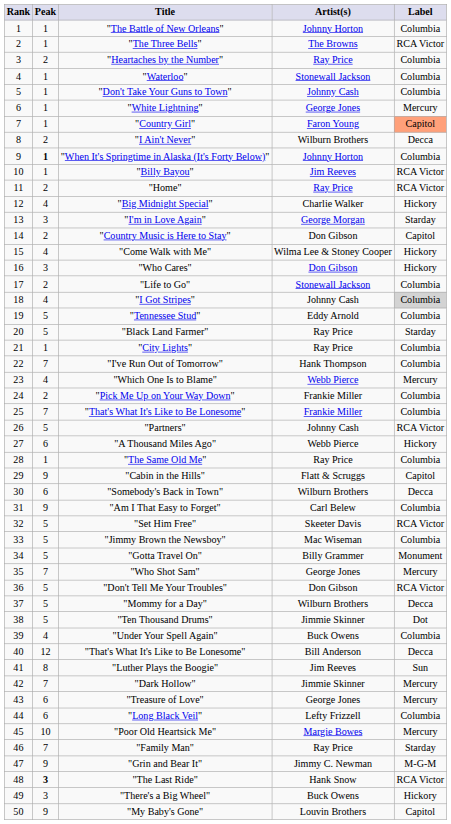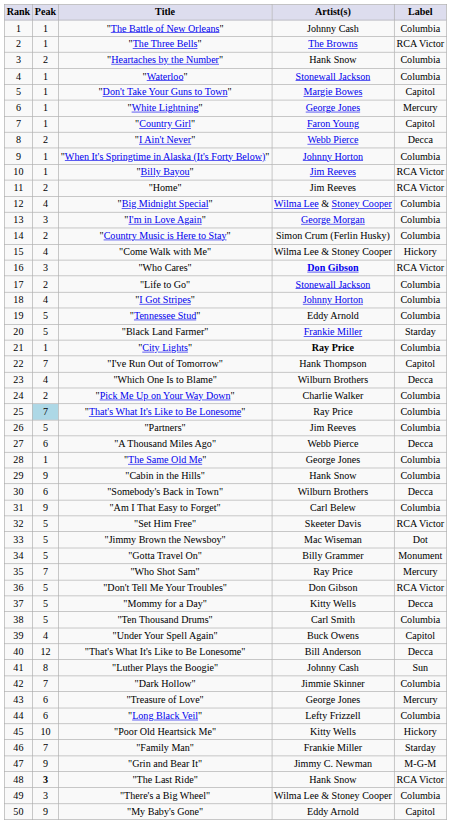(333, 28) Johnny Horton -> (333, 28) Johnny Cash
(333, 60) Ray Price -> (333, 60) Hank Snow
(333, 92) Johnny Cash -> (333, 92) Margie Bowes
(420, 92) Columbia -> (420, 92) Capitol
(420, 124) lightsalmon background -> (420, 124) no background
(333, 140) Wilburn Brothers -> (333, 140) Webb Pierce
(45, 156) bold -> (45, 156) normal
(333, 188) Ray Price -> (333, 188) Jim Reeves
(333, 204) Charlie Walker -> (333, 204) Wilma Lee & Stoney Cooper
(420, 204) Hickory -> (420, 204) Columbia
(420, 220) Starday -> (420, 220) Columbia
(333, 236) Don Gibson -> (333, 236) Simon Crum (Ferlin Husky)
(420, 236) Capitol -> (420, 236) Columbia
(333, 268) normal -> (333, 268) bold
(420, 268) Hickory -> (420, 268) RCA Victor
(333, 300) Johnny Cash -> (333, 300) Johnny Horton
(420, 300) lightgrey background -> (420, 300) no background
(333, 332) Ray Price -> (333, 332) Frankie Miller
(333, 348) normal -> (333, 348) bold
(420, 364) Columbia -> (420, 364) Capitol
(333, 380) Webb Pierce -> (333, 380) Wilburn Brothers
(420, 380) Mercury -> (420, 380) Decca
(333, 396) Frankie Miller -> (333, 396) Charlie Walker
(45, 412) no background -> (45, 412) lightblue background
(333, 412) Frankie Miller -> (333, 412) Ray Price
(333, 428) Johnny Cash -> (333, 428) Jim Reeves
(420, 428) RCA Victor -> (420, 428) Columbia
(420, 444) Hickory -> (420, 444) Decca
(333, 460) Ray Price -> (333, 460) George Jones
(333, 476) Flatt & Scruggs -> (333, 476) Hank Snow
(420, 476) Capitol -> (420, 476) Columbia
(420, 540) Columbia -> (420, 540) Dot
(333, 572) George Jones -> (333, 572) Ray Price
(333, 603) Wilburn Brothers -> (333, 603) Kitty Wells
(333, 619) Jimmie Skinner -> (333, 619) Carl Smith
(420, 619) Dot -> (420, 619) Columbia
(420, 635) Columbia -> (420, 635) Capitol
(333, 667) Jim Reeves -> (333, 667) Johnny Cash
(420, 683) Mercury -> (420, 683) Columbia
(333, 731) Margie Bowes -> (333, 731) Kitty Wells
(420, 731) Mercury -> (420, 731) Hickory
(333, 747) Ray Price -> (333, 747) Frankie Miller
(333, 795) Buck Owens -> (333, 795) Wilma Lee & Stoney Cooper
(420, 795) Hickory -> (420, 795) Columbia
(333, 811) Louvin Brothers -> (333, 811) Eddy Arnold
